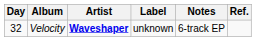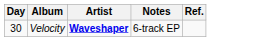- column: (153, 12)
(16, 28) 32 -> (16, 28) 30
